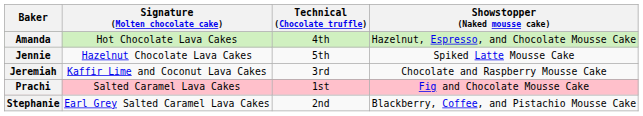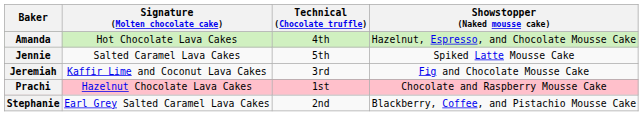(167, 55) Hazelnut Chocolate Lava Cakes -> (167, 55) Salted Caramel Lava Cakes
(504, 71) Chocolate and Raspberry Mousse Cake -> (504, 71) Fig and Chocolate Mousse Cake
(167, 87) Salted Caramel Lava Cakes -> (167, 87) Hazelnut Chocolate Lava Cakes
(504, 87) Fig and Chocolate Mousse Cake -> (504, 87) Chocolate and Raspberry Mousse Cake
